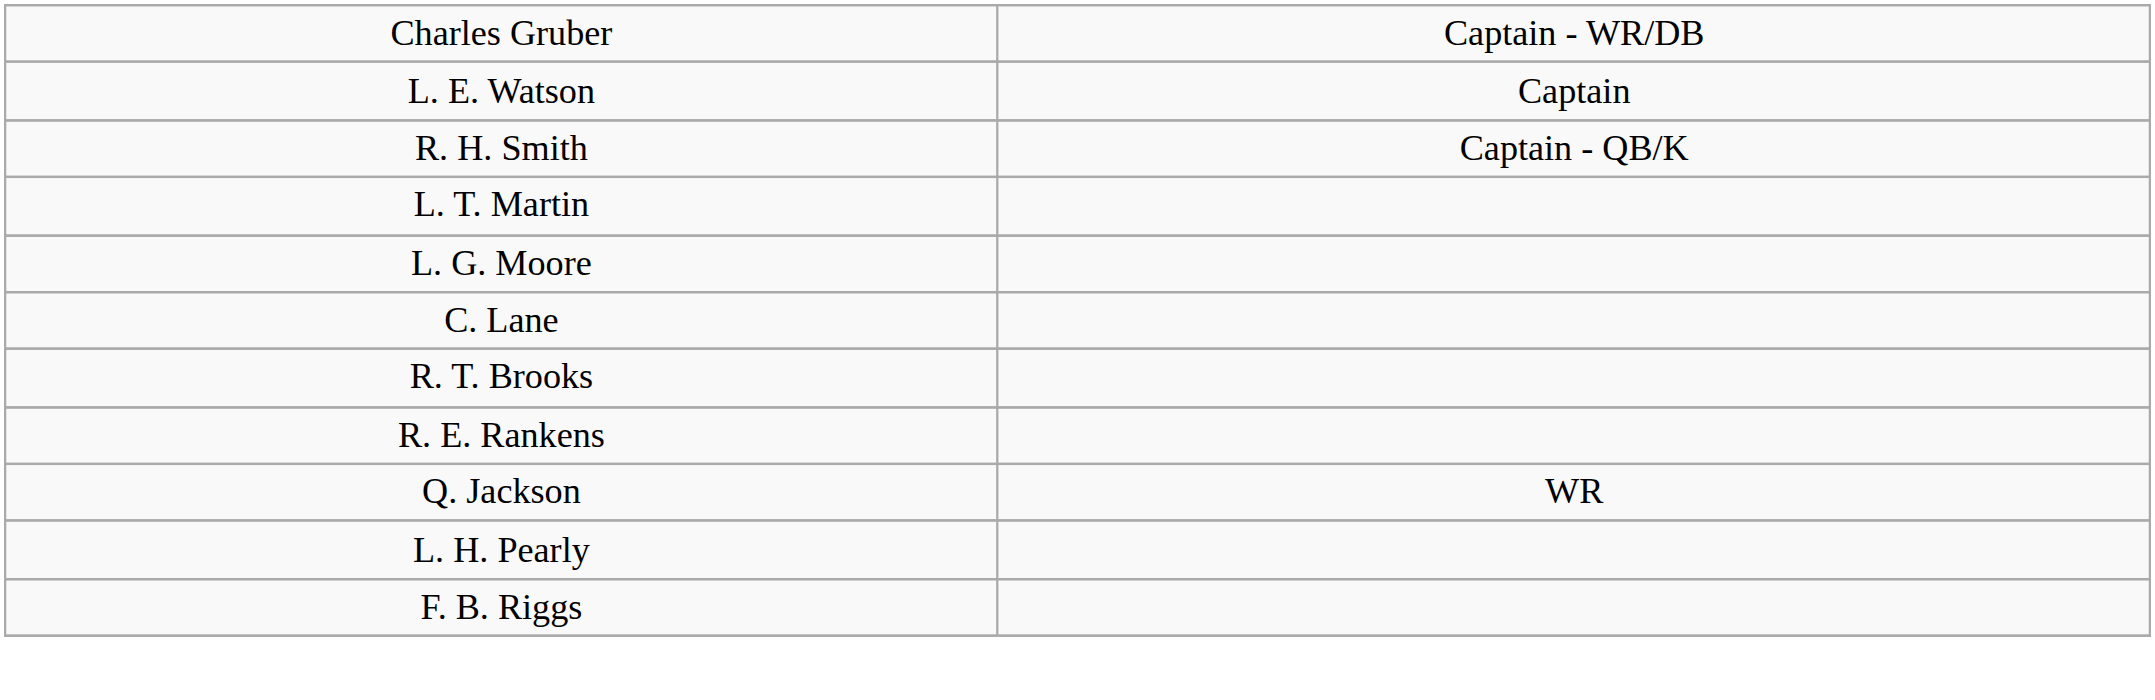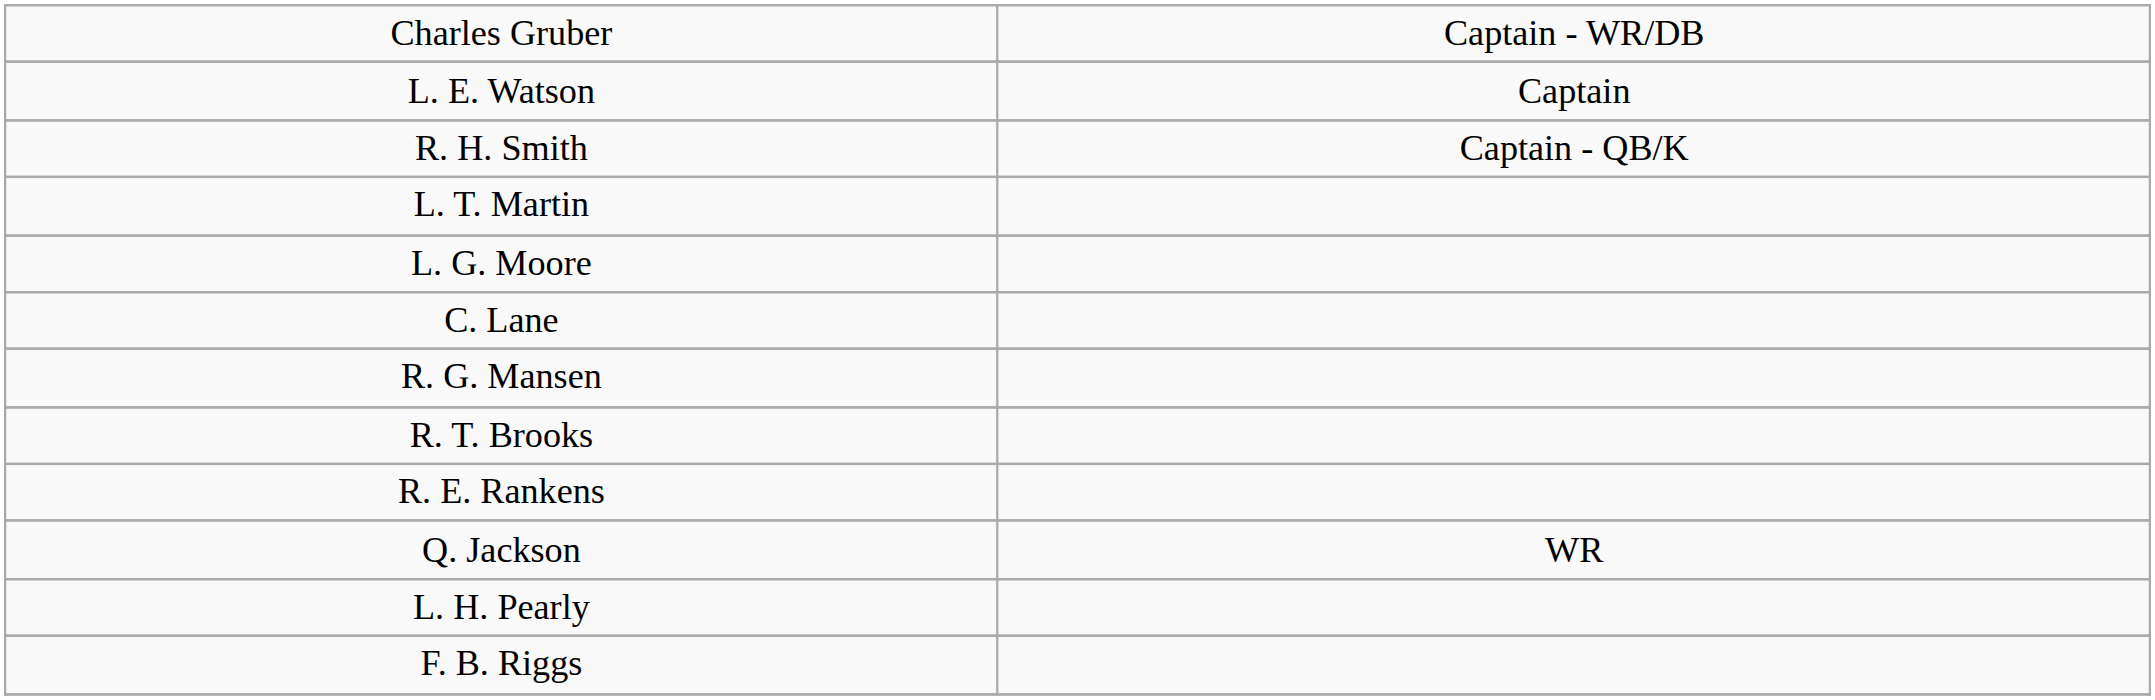+ row: (501, 377)
